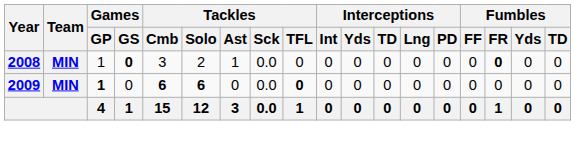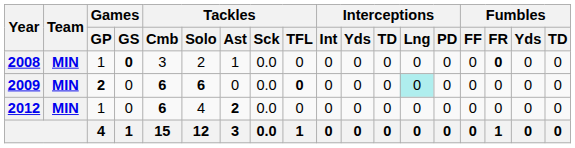(101, 85) 1 -> (101, 85) 2
(417, 85) no background -> (417, 85) paleturquoise background
+ row: (24, 108)
